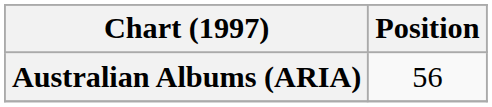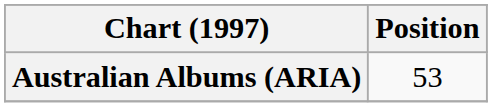(427, 76) 56 -> (427, 76) 53
